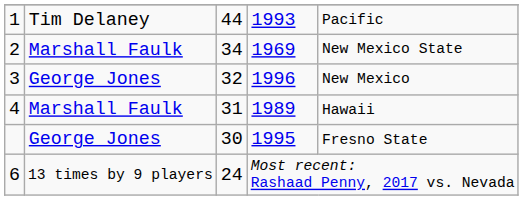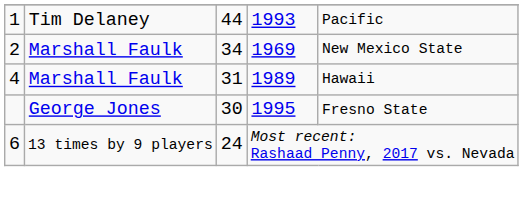- row: (15, 79)
